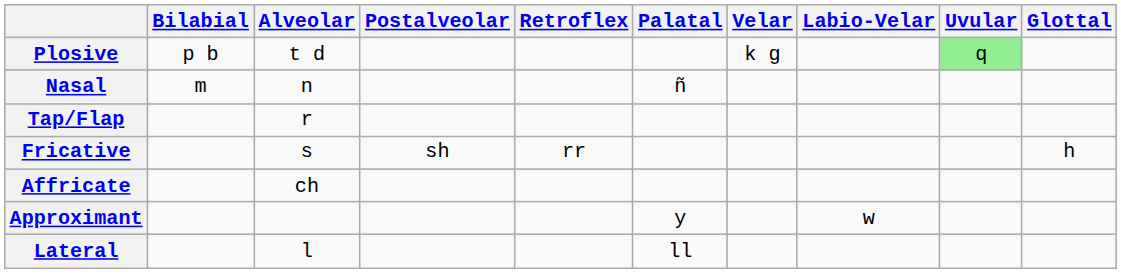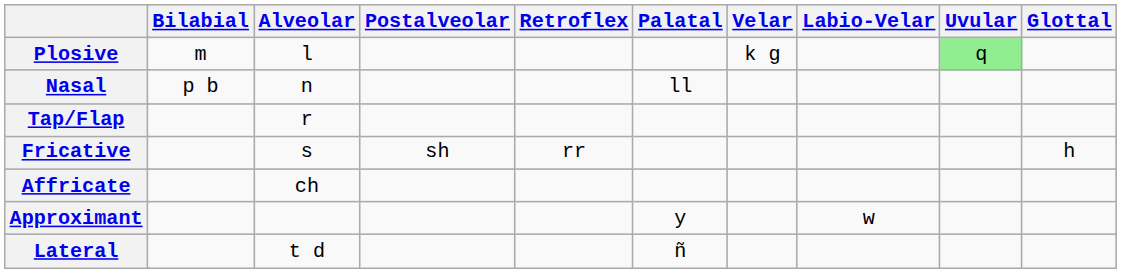(201, 54) p b -> (201, 54) m
(307, 54) t d -> (307, 54) l
(201, 87) m -> (201, 87) p b
(680, 87) ñ -> (680, 87) ll
(307, 251) l -> (307, 251) t d
(680, 251) ll -> (680, 251) ñ
